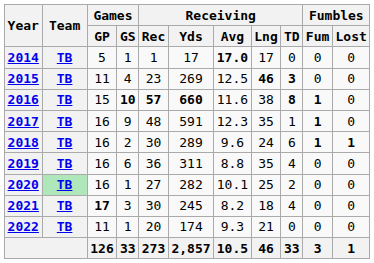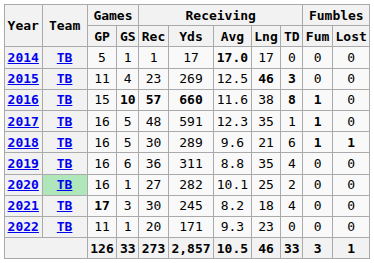(128, 121) 9 -> (128, 121) 5
(128, 142) 2 -> (128, 142) 5
(266, 142) 24 -> (266, 142) 21
(191, 227) 174 -> (191, 227) 171
(266, 227) 21 -> (266, 227) 23
